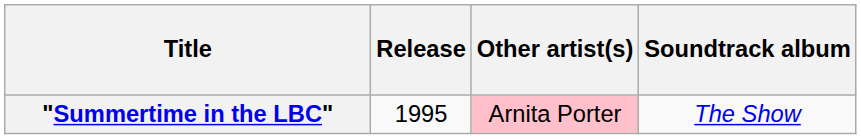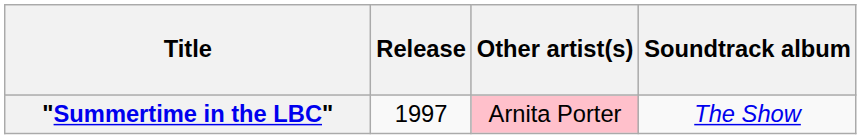(421, 114) 1995 -> (421, 114) 1997
